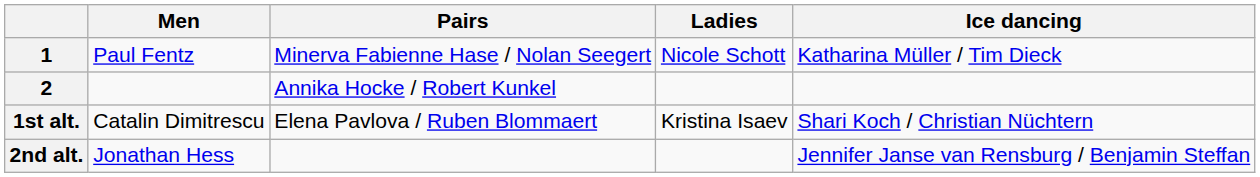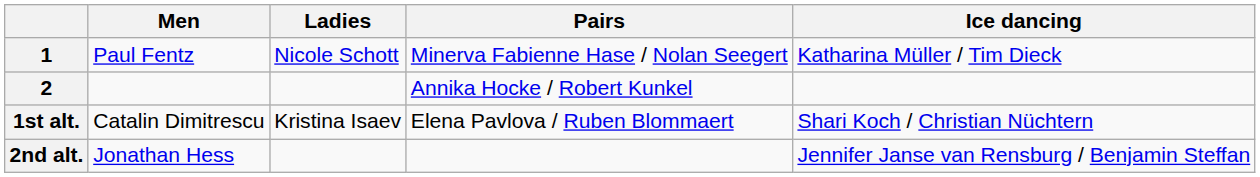columns swapped: (724, 21) <-> (463, 21)
